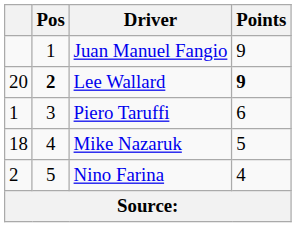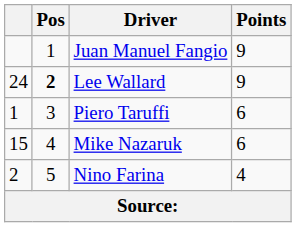(18, 82) 20 -> (18, 82) 24
(241, 82) bold -> (241, 82) normal
(18, 144) 18 -> (18, 144) 15
(241, 144) 5 -> (241, 144) 6
